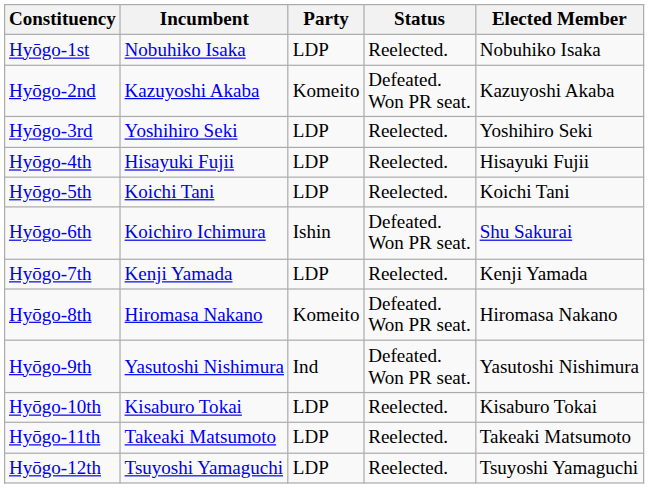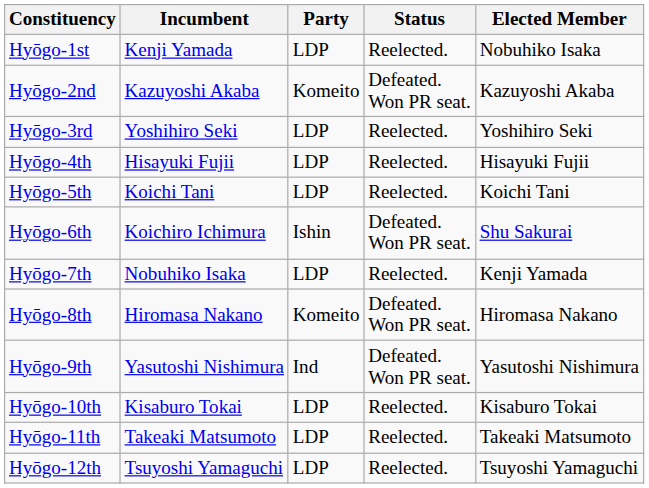(185, 49) Nobuhiko Isaka -> (179, 49) Kenji Yamada
(179, 273) Kenji Yamada -> (185, 273) Nobuhiko Isaka
